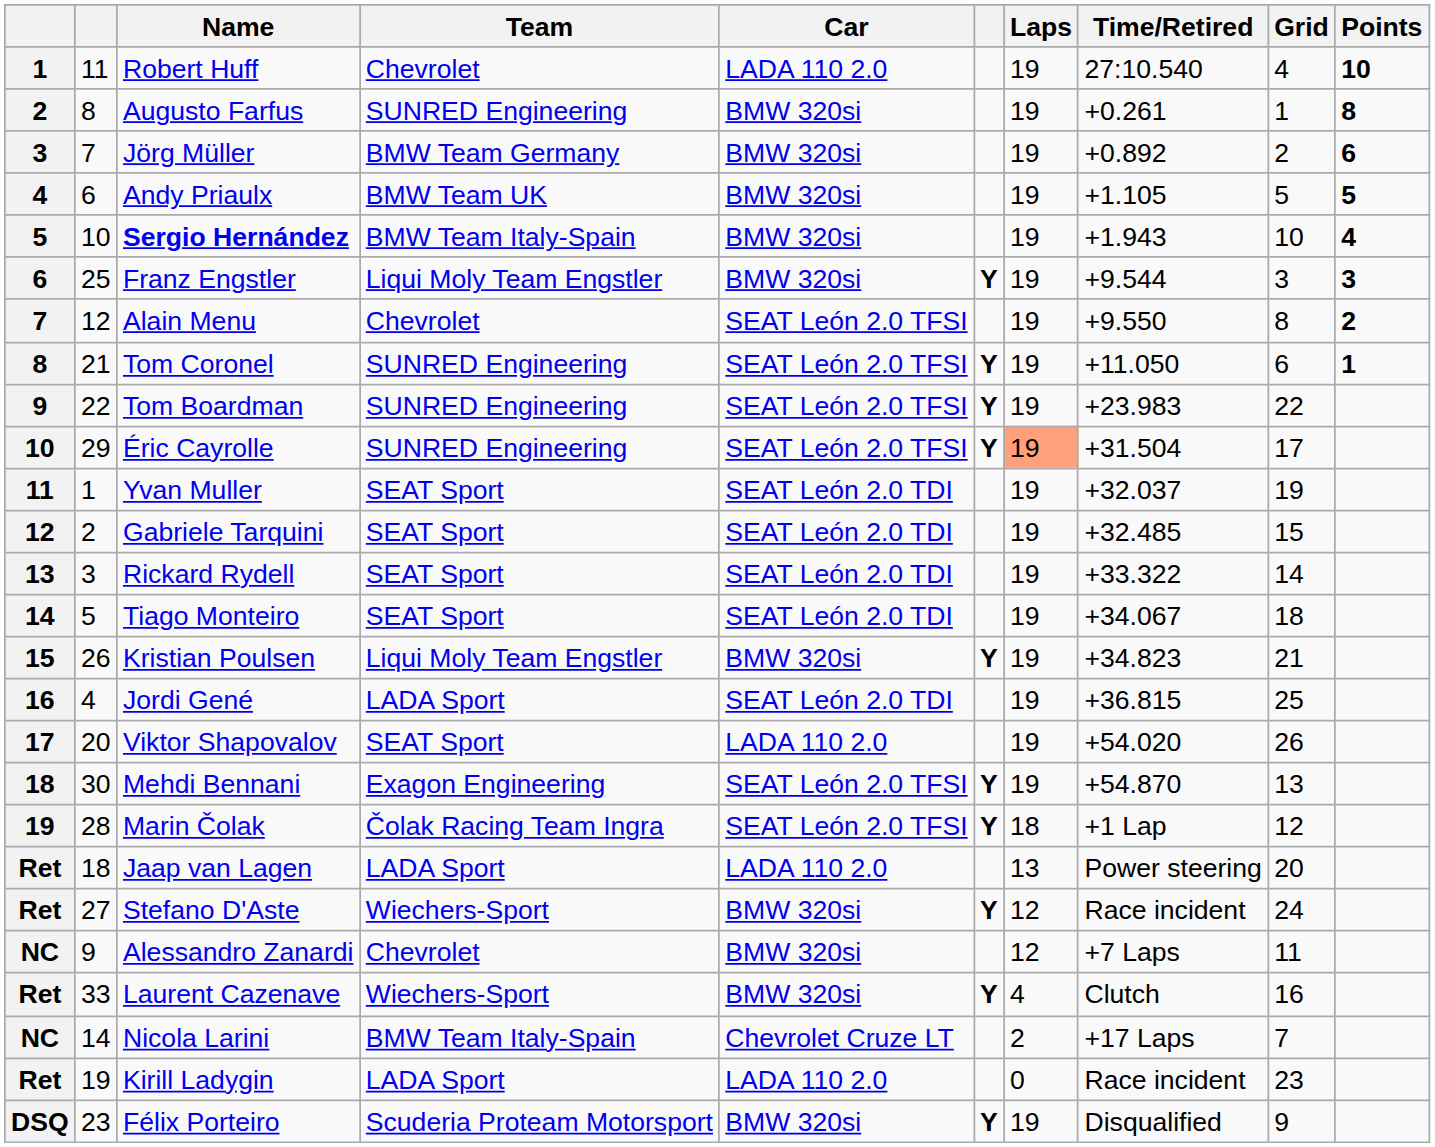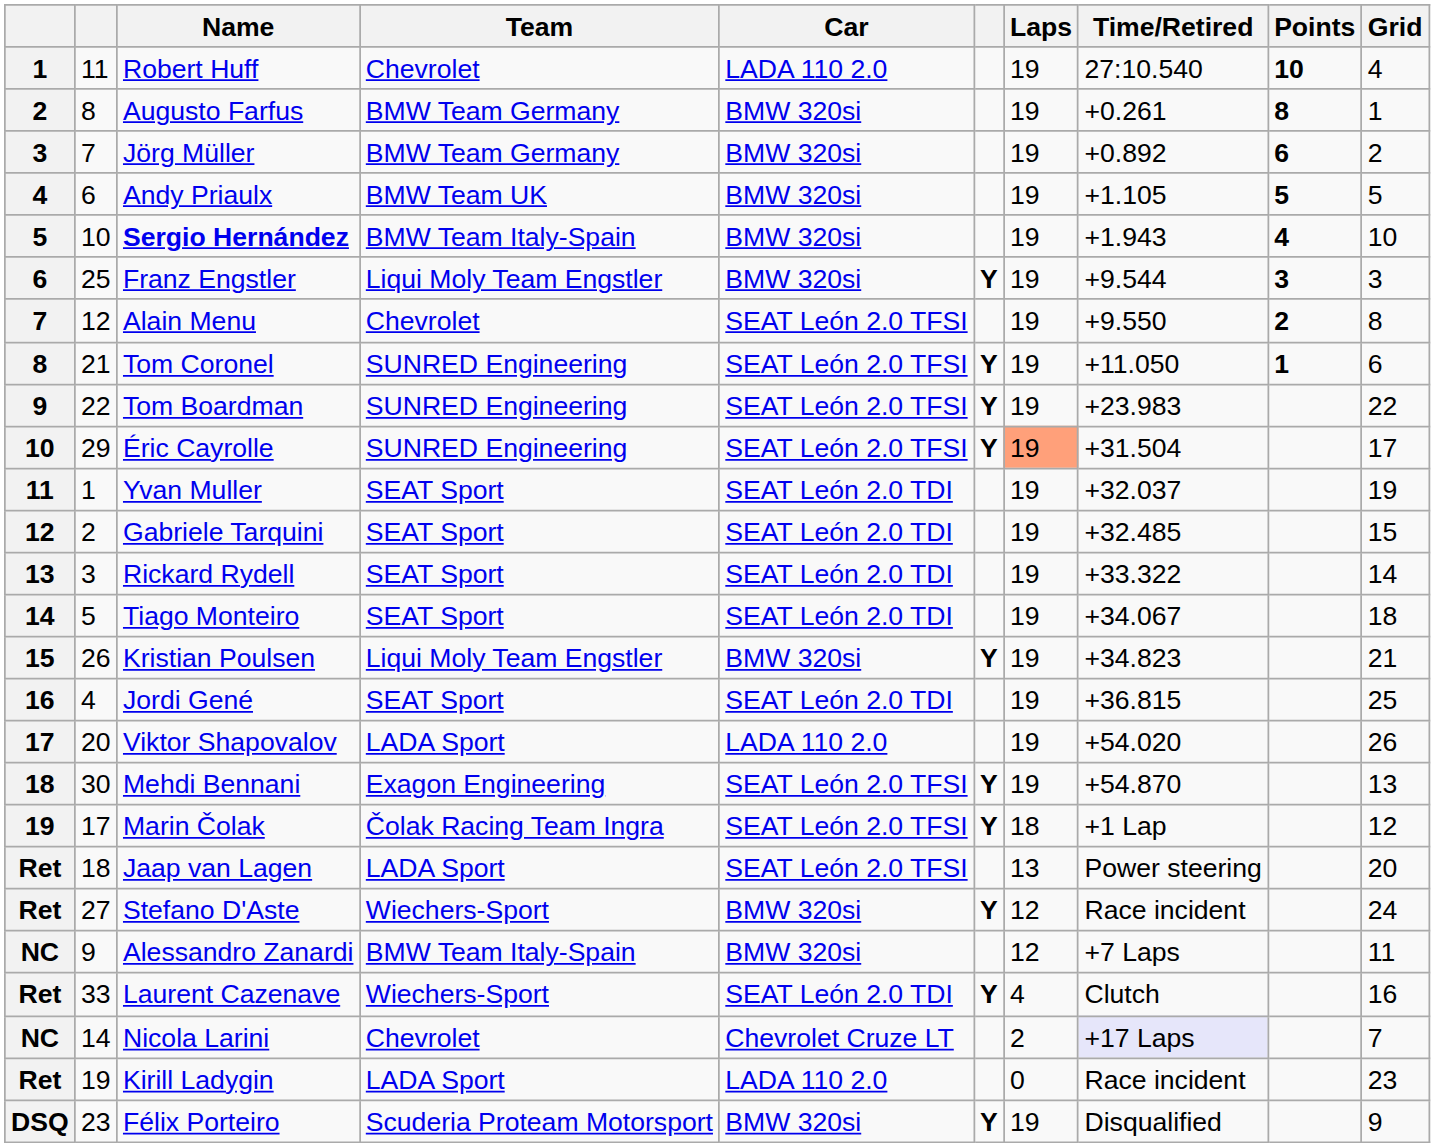columns swapped: (1301, 26) <-> (1382, 26)
(497, 110) SUNRED Engineering -> (493, 110) BMW Team Germany
(435, 700) LADA Sport -> (435, 700) SEAT Sport
(435, 742) SEAT Sport -> (435, 742) LADA Sport
(96, 826) 28 -> (96, 826) 17
(806, 868) LADA 110 2.0 -> (846, 868) SEAT León 2.0 TFSI
(423, 953) Chevrolet -> (501, 953) BMW Team Italy-Spain
(793, 995) BMW 320si -> (839, 995) SEAT León 2.0 TDI
(501, 1037) BMW Team Italy-Spain -> (423, 1037) Chevrolet
(1140, 1037) no background -> (1140, 1037) lavender background
